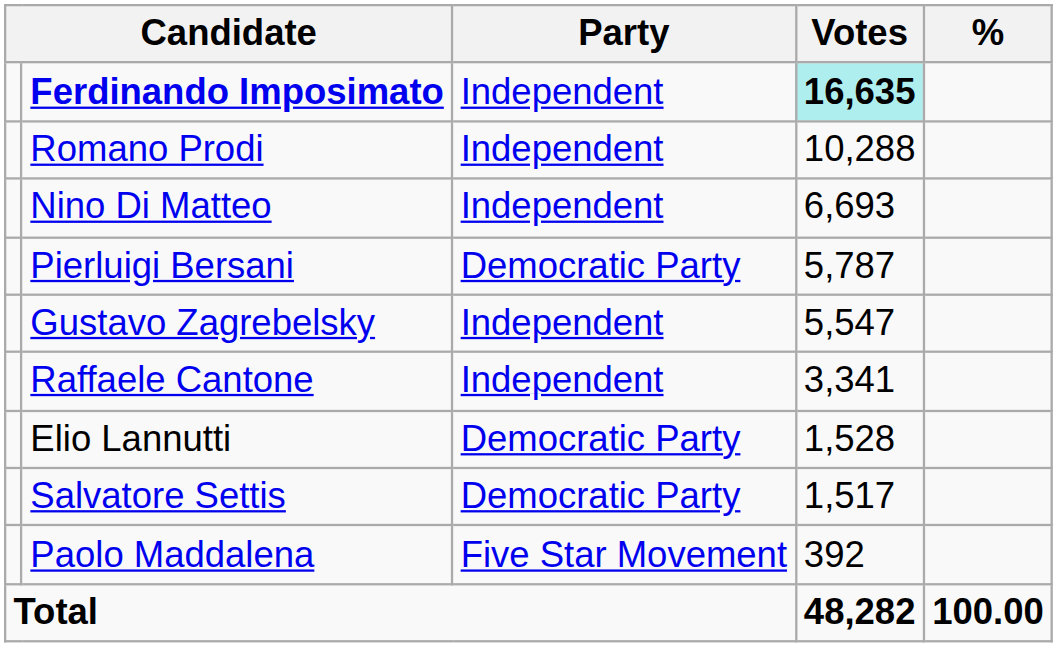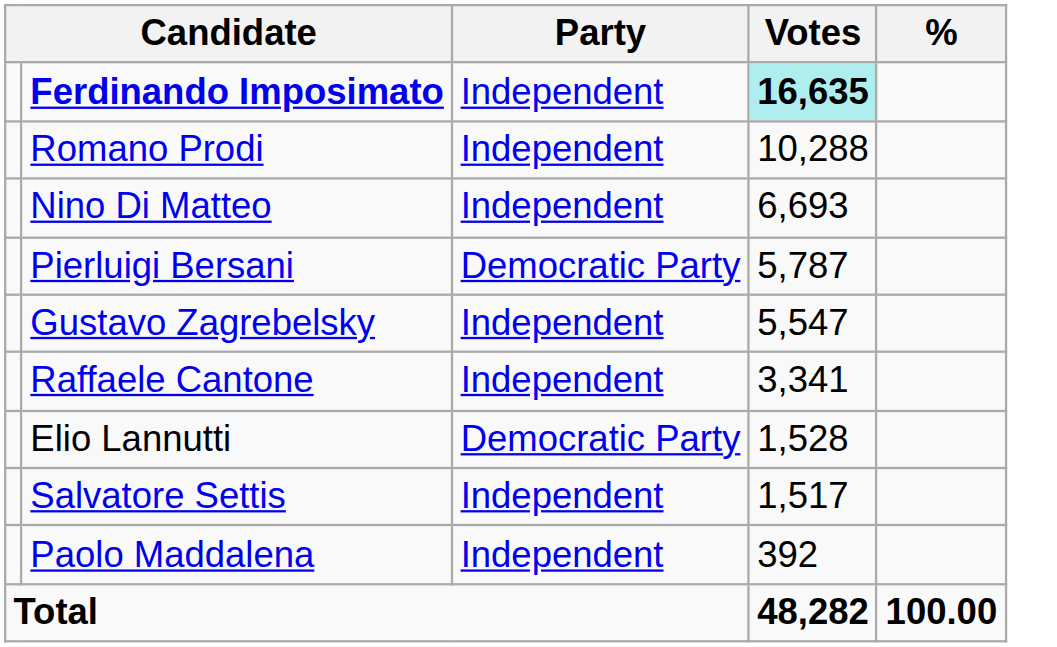(601, 496) Democratic Party -> (562, 496) Independent
(624, 554) Five Star Movement -> (562, 554) Independent
